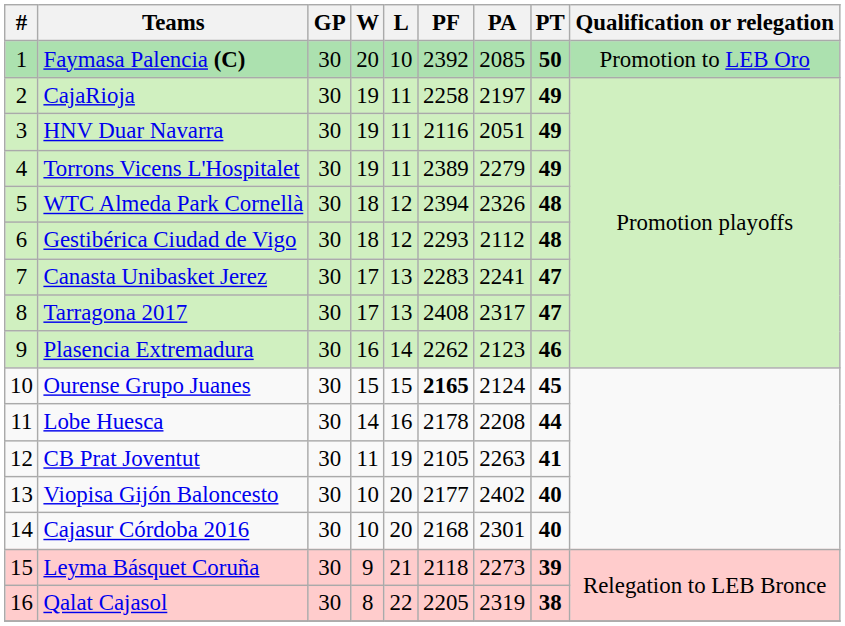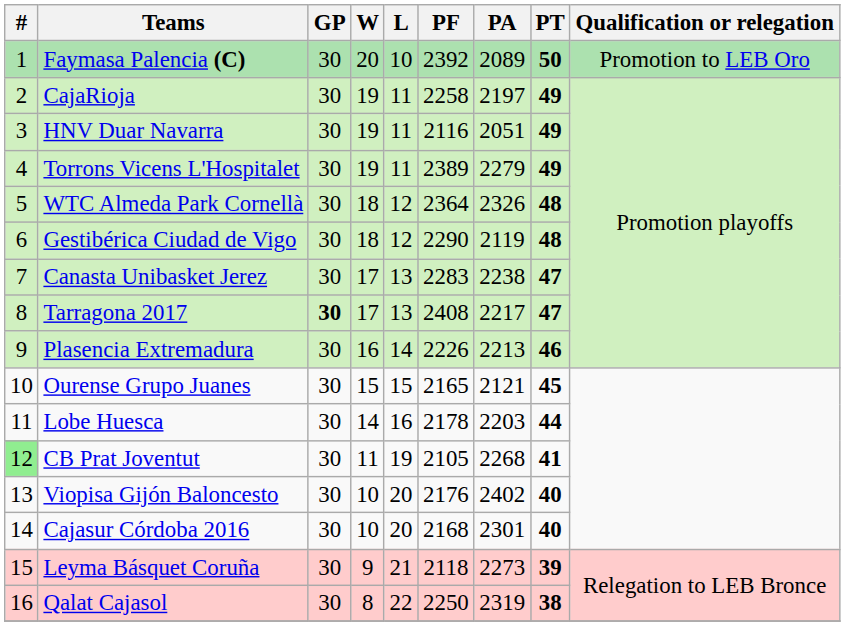(502, 58) 2085 -> (502, 58) 2089
(446, 204) 2394 -> (446, 204) 2364
(446, 240) 2293 -> (446, 240) 2290
(502, 240) 2112 -> (502, 240) 2119
(502, 276) 2241 -> (502, 276) 2238
(330, 312) normal -> (330, 312) bold
(502, 312) 2317 -> (502, 312) 2217
(446, 349) 2262 -> (446, 349) 2226
(502, 349) 2123 -> (502, 349) 2213
(446, 385) bold -> (446, 385) normal
(502, 385) 2124 -> (502, 385) 2121
(502, 421) 2208 -> (502, 421) 2203
(21, 458) no background -> (21, 458) lightgreen background
(502, 458) 2263 -> (502, 458) 2268
(446, 494) 2177 -> (446, 494) 2176
(446, 603) 2205 -> (446, 603) 2250
